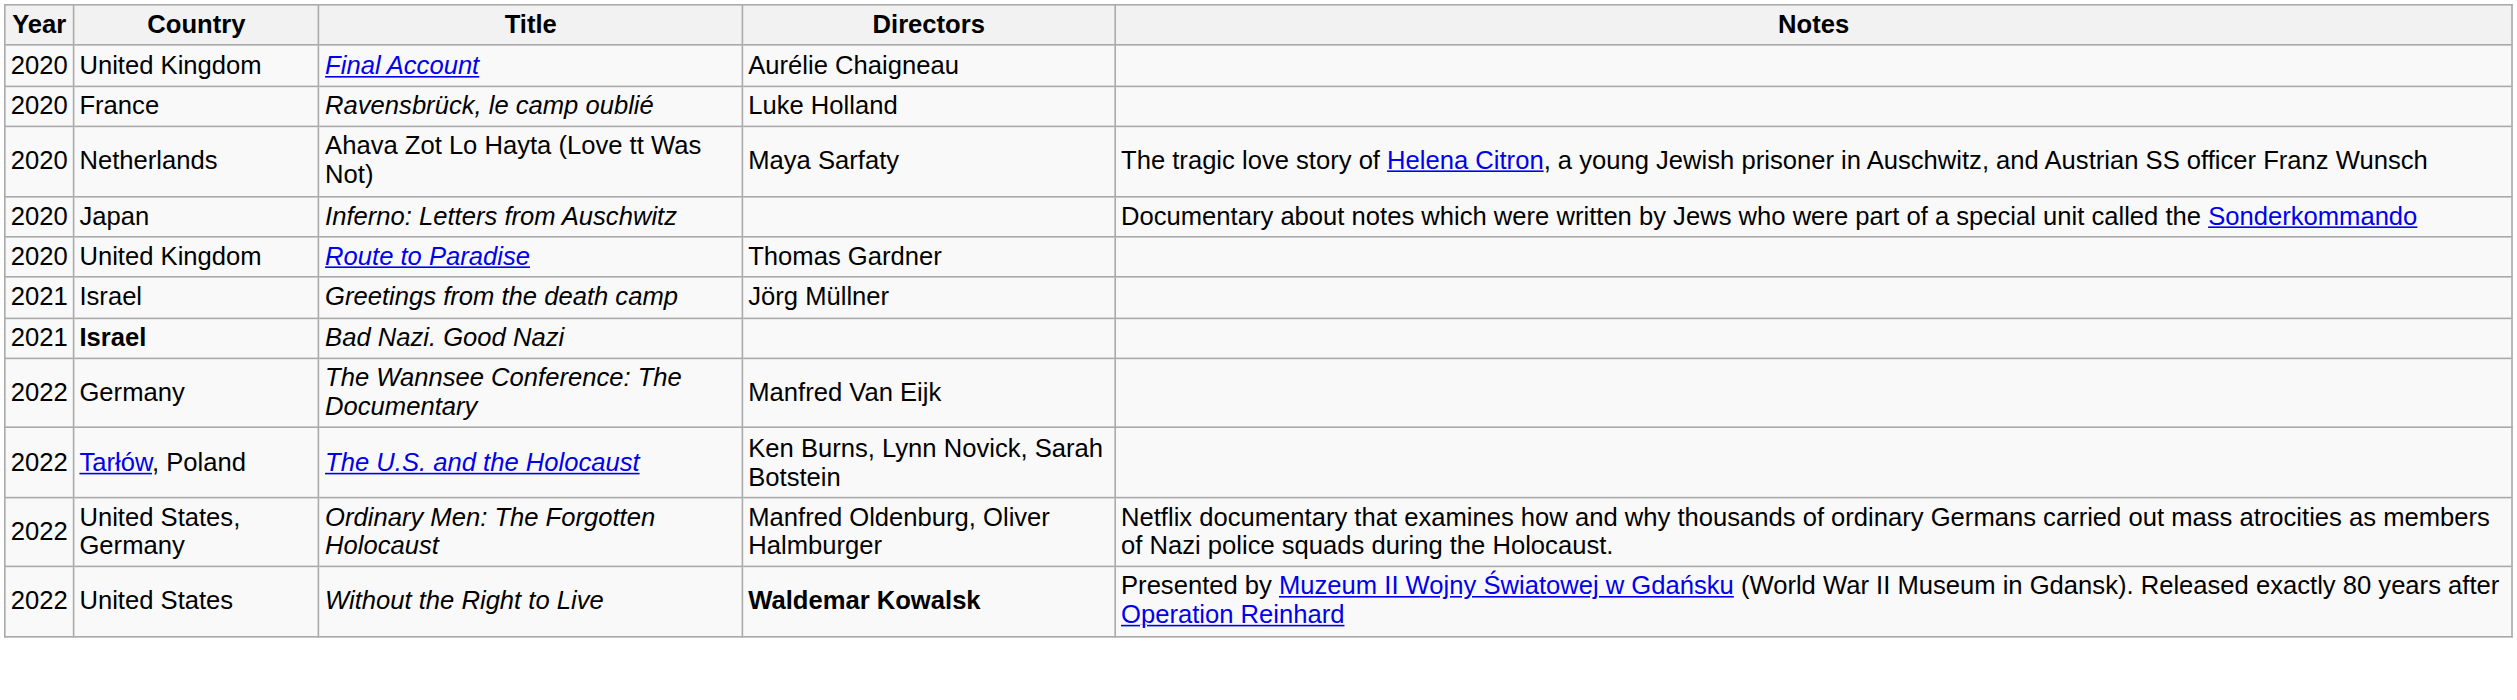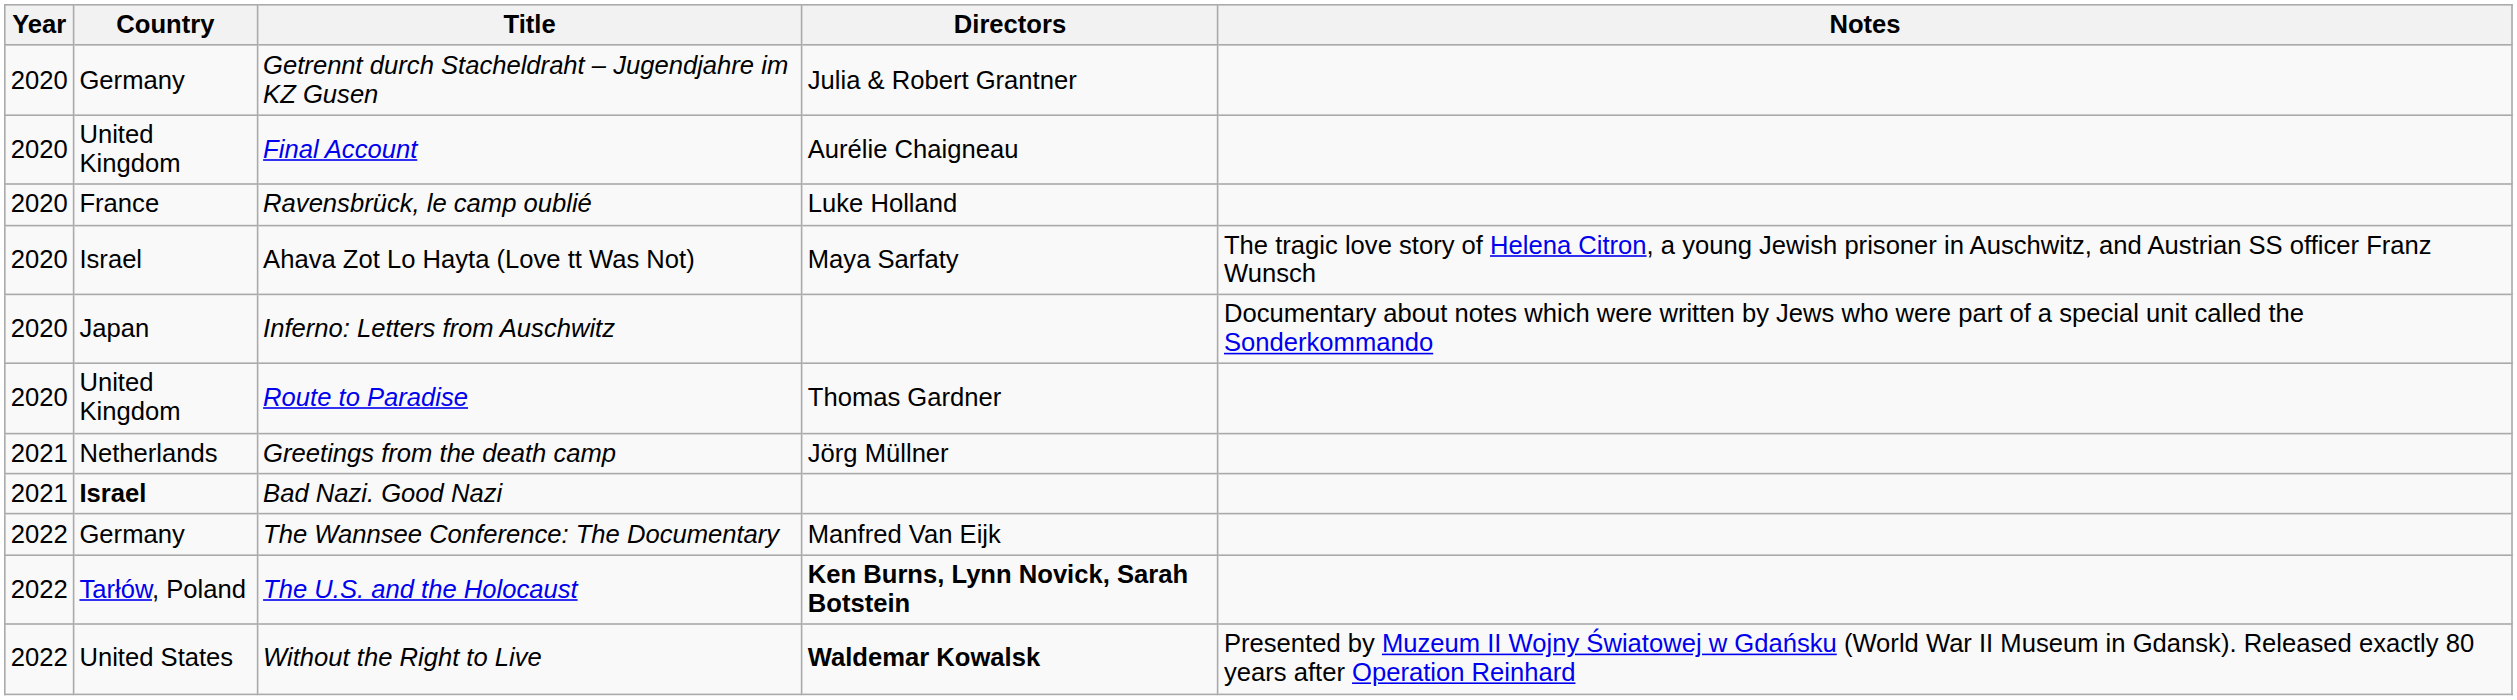+ row: (526, 79)
(148, 161) Netherlands -> (111, 259) Israel
(111, 297) Israel -> (148, 452) Netherlands
(926, 462) normal -> (998, 589) bold
- row: (490, 531)
